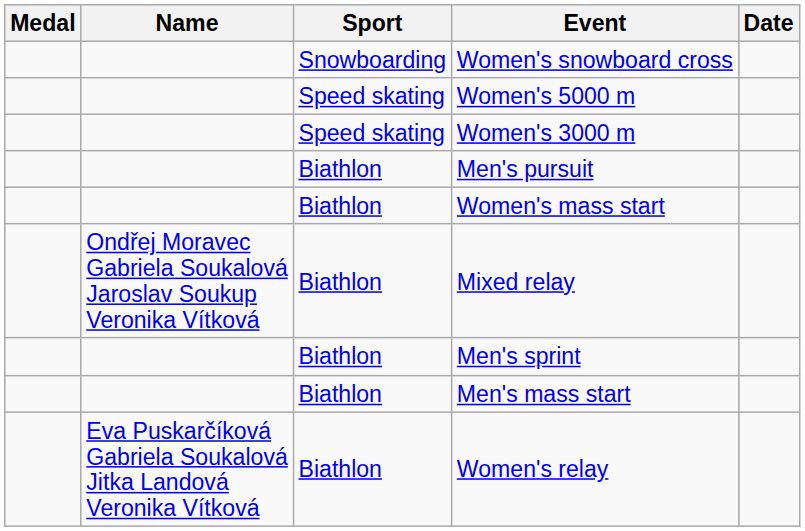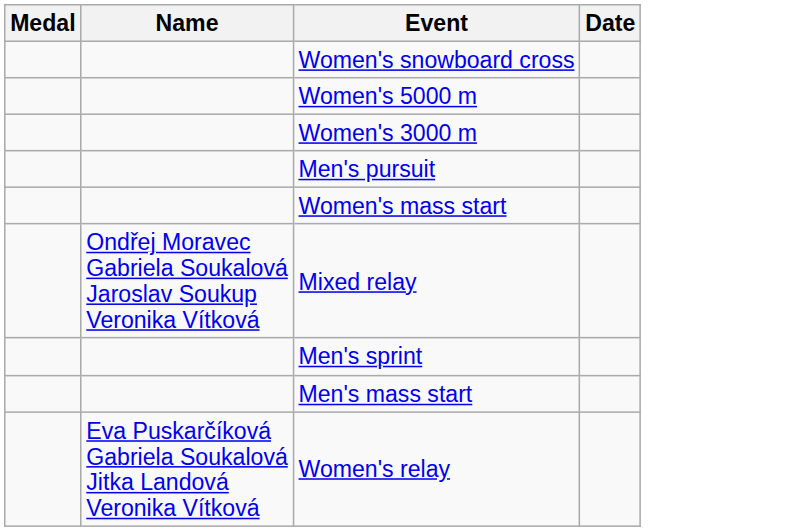- column: (372, 23)
